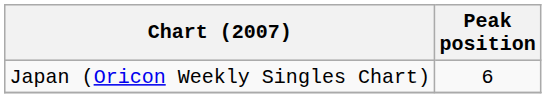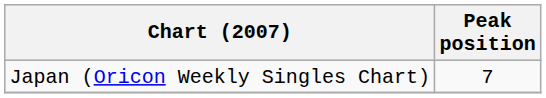(488, 77) 6 -> (488, 77) 7
